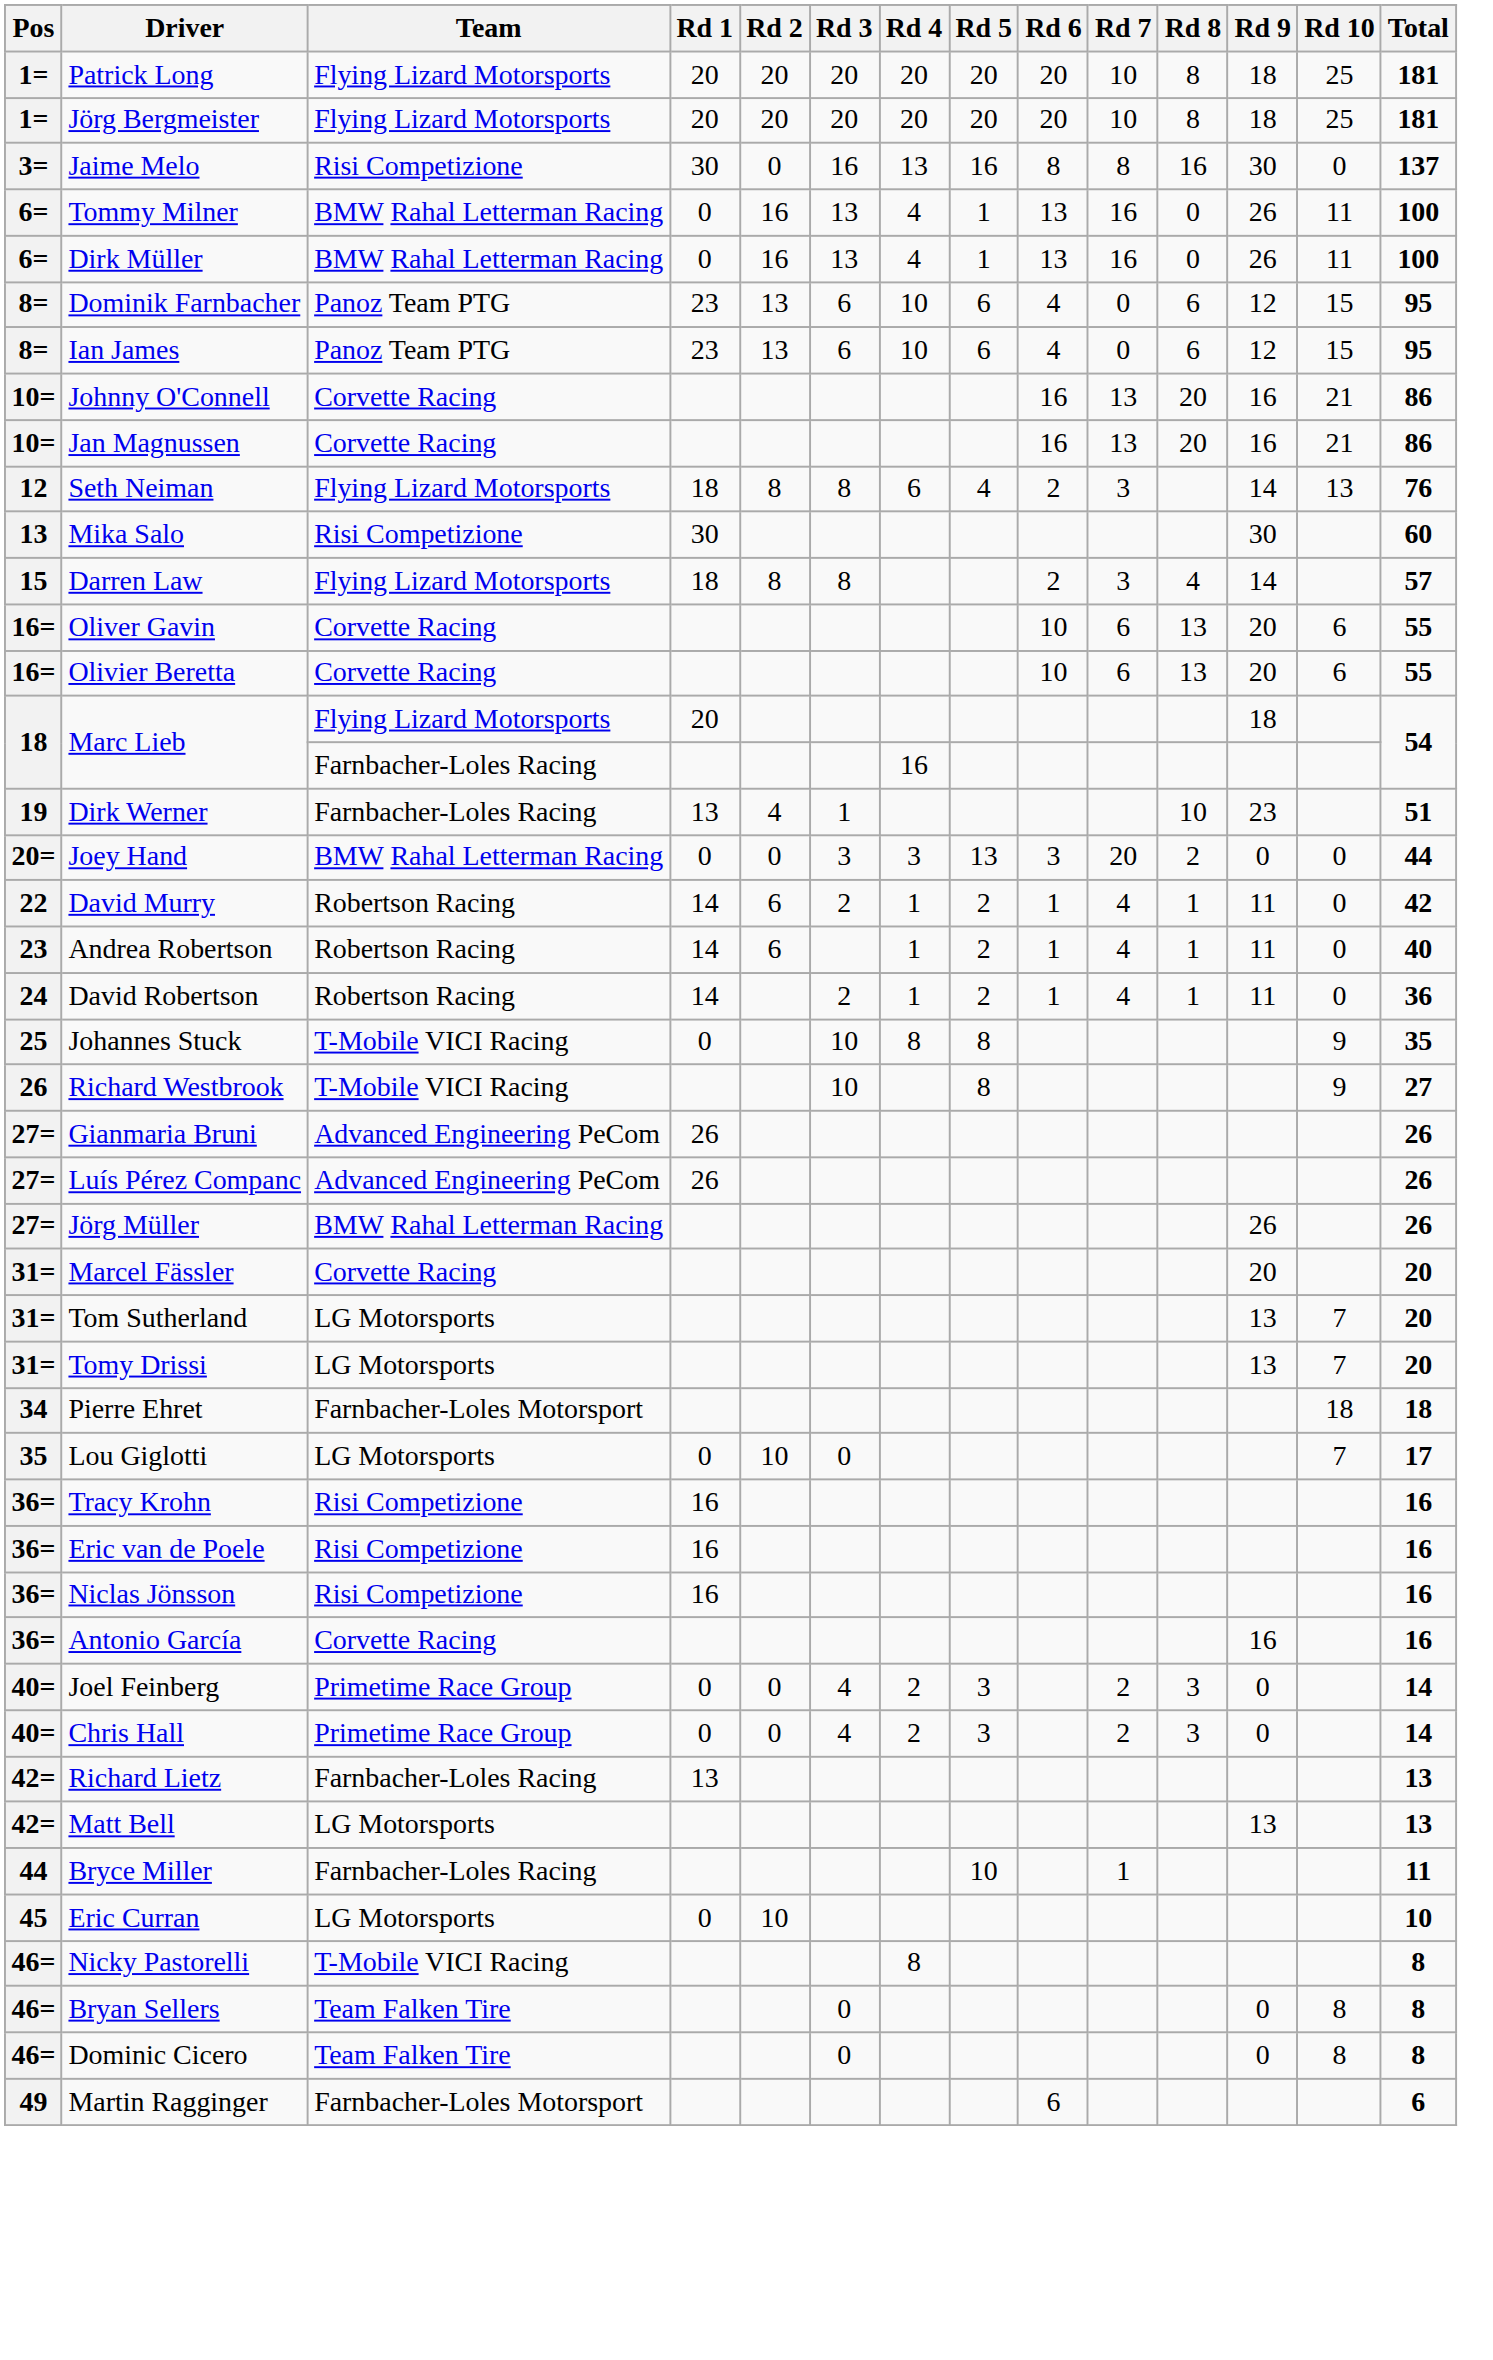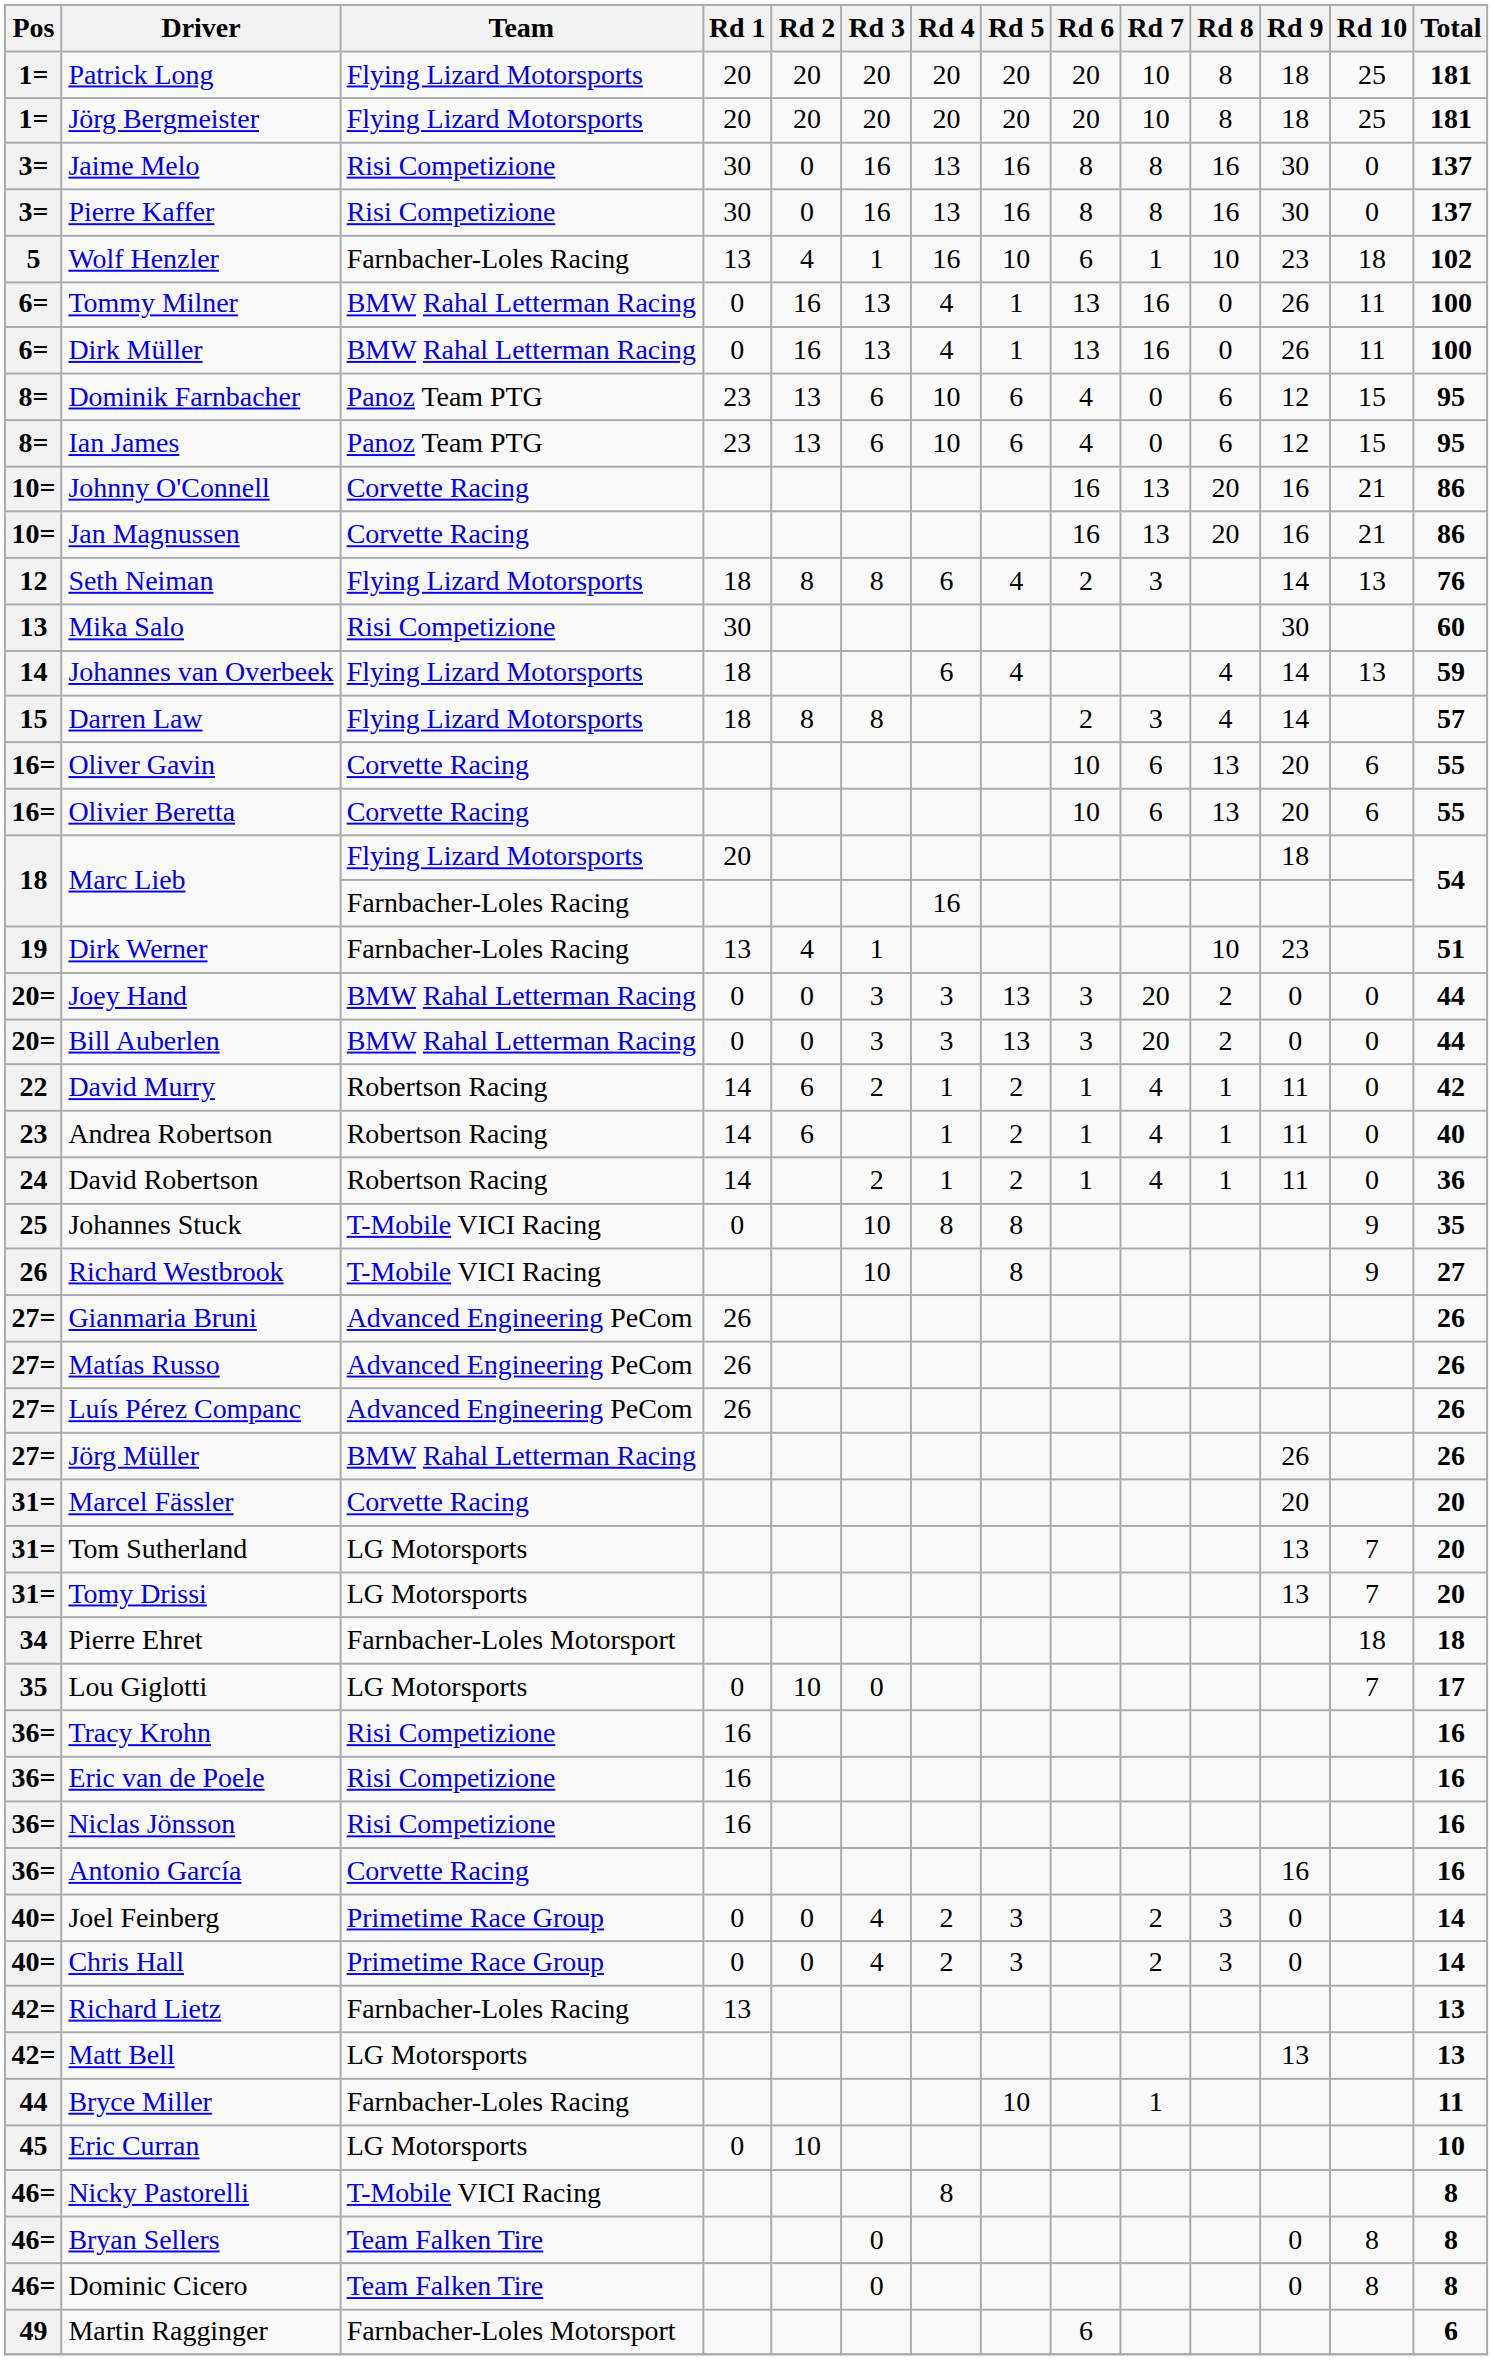+ row: (141, 212)
+ row: (144, 258)
+ row: (201, 672)
+ row: (144, 1041)
+ row: (144, 1364)
